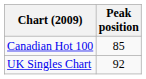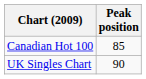(119, 64) 92 -> (119, 64) 90
